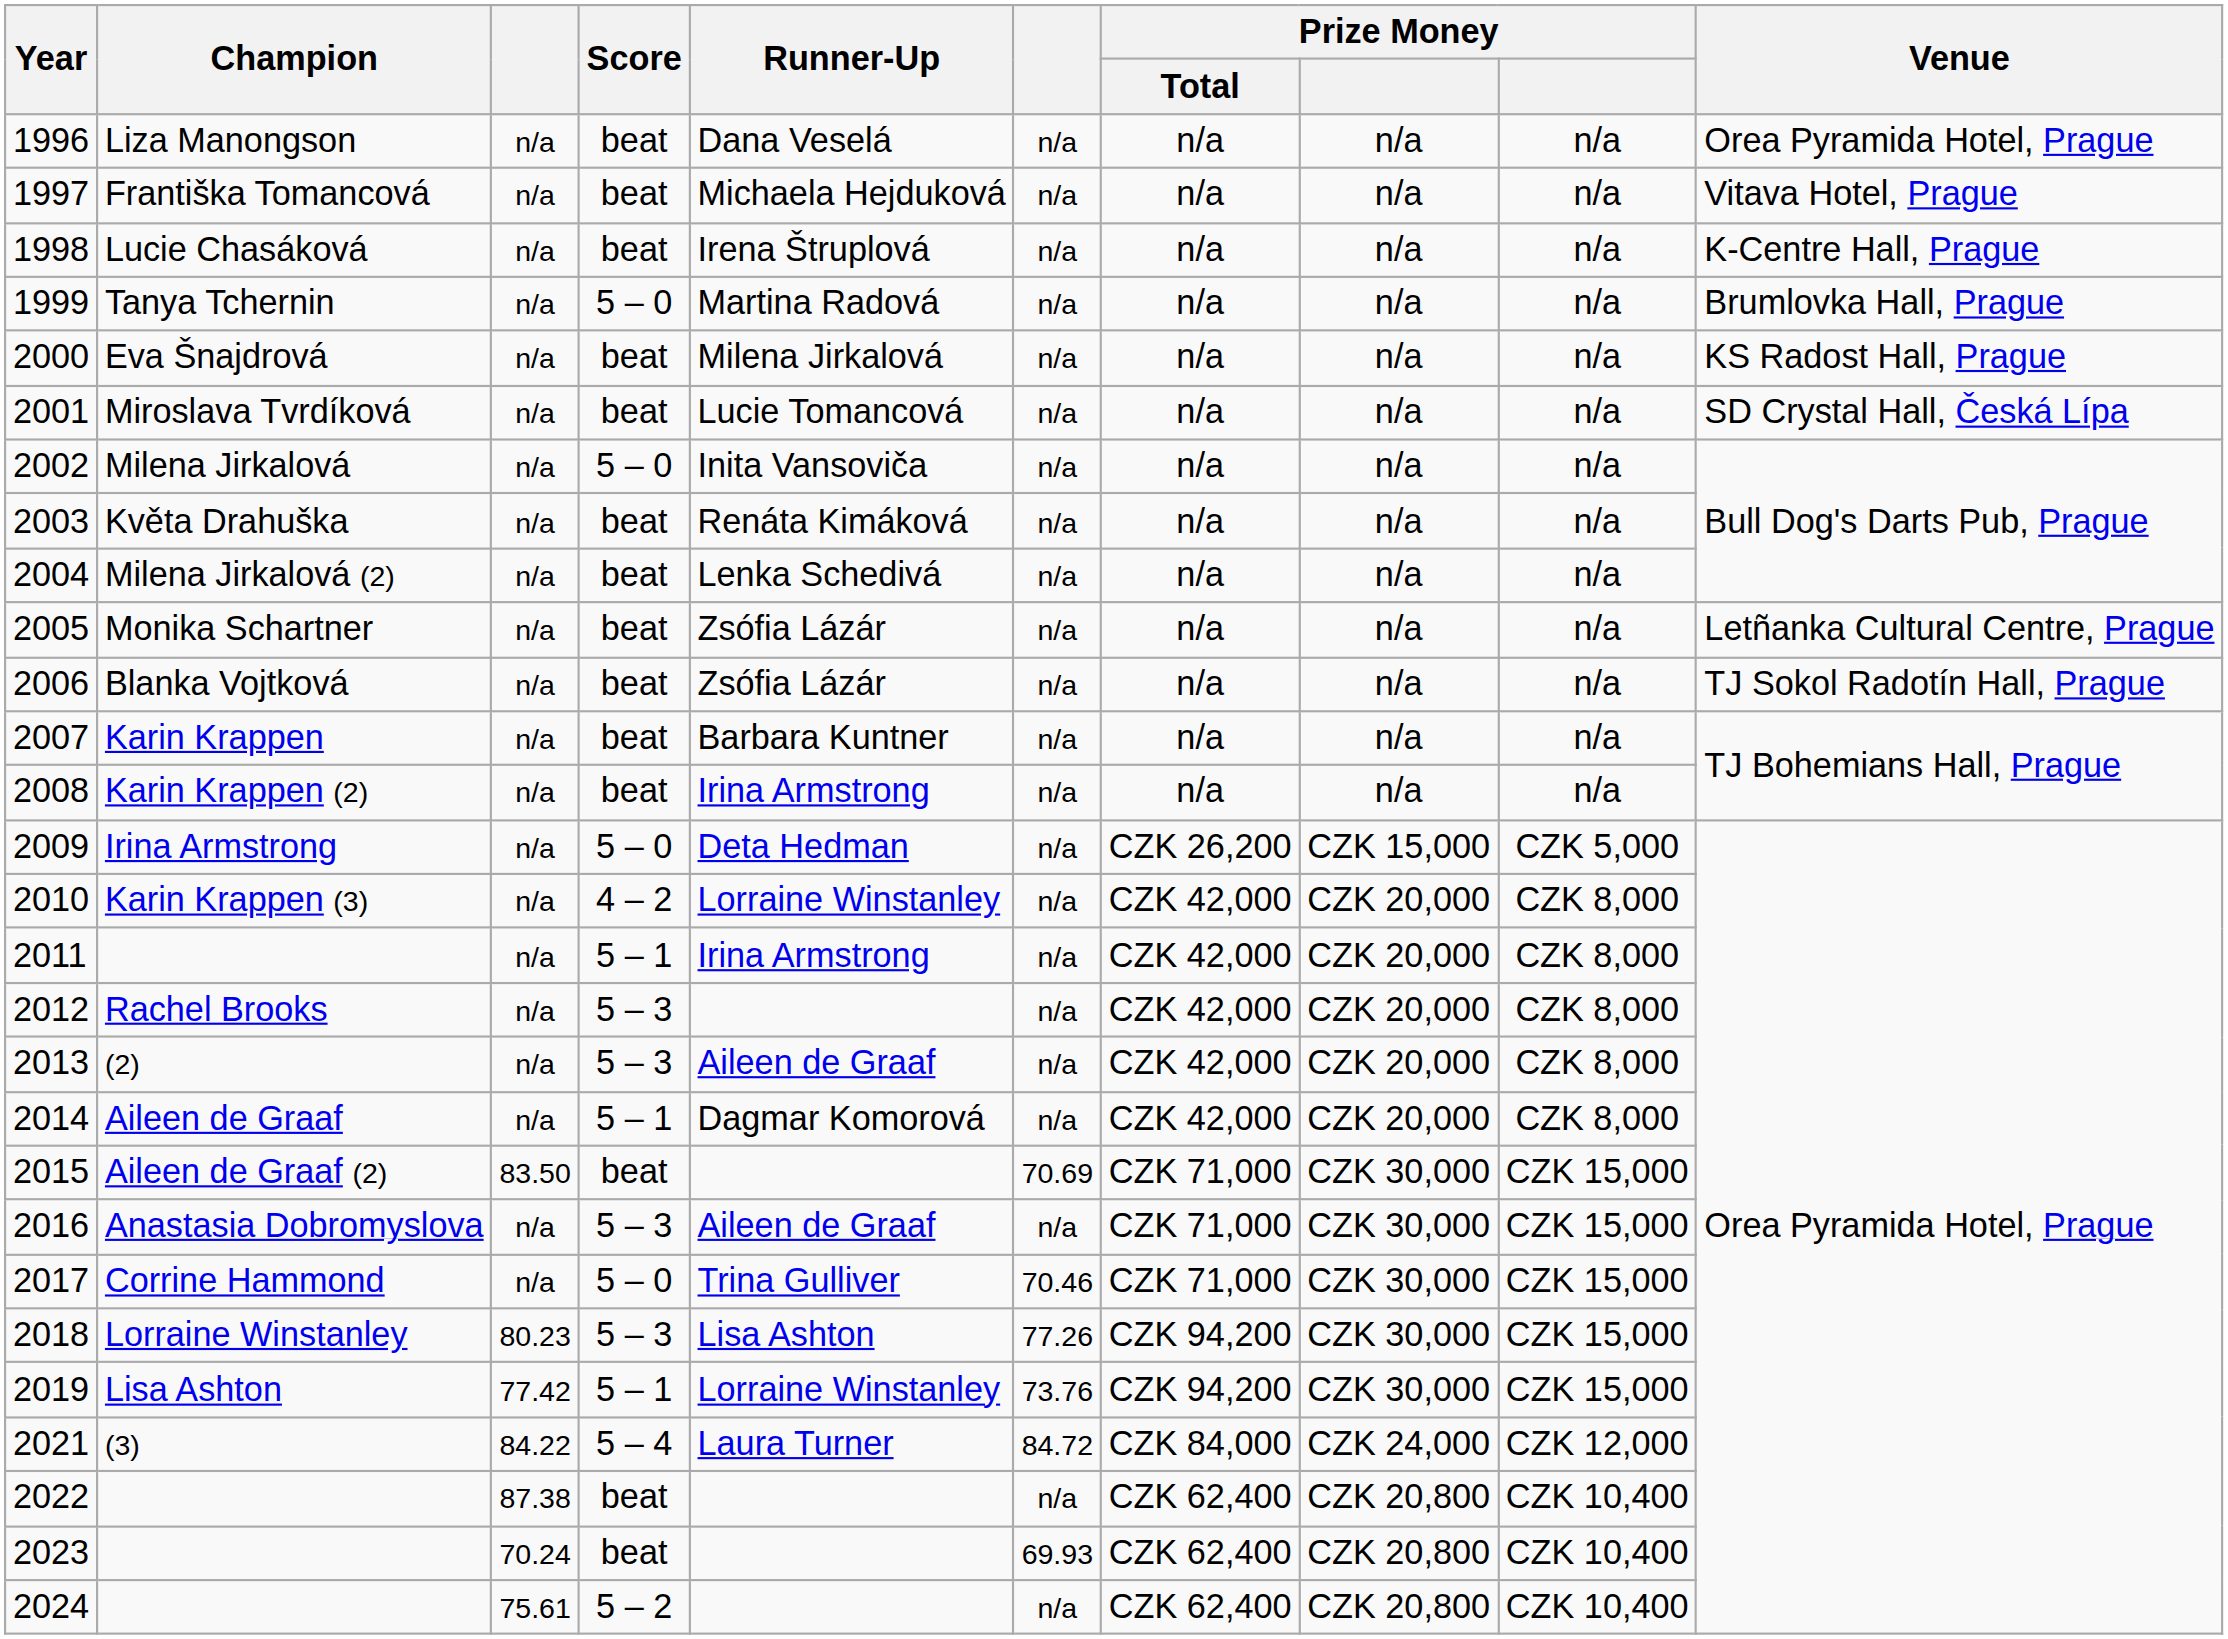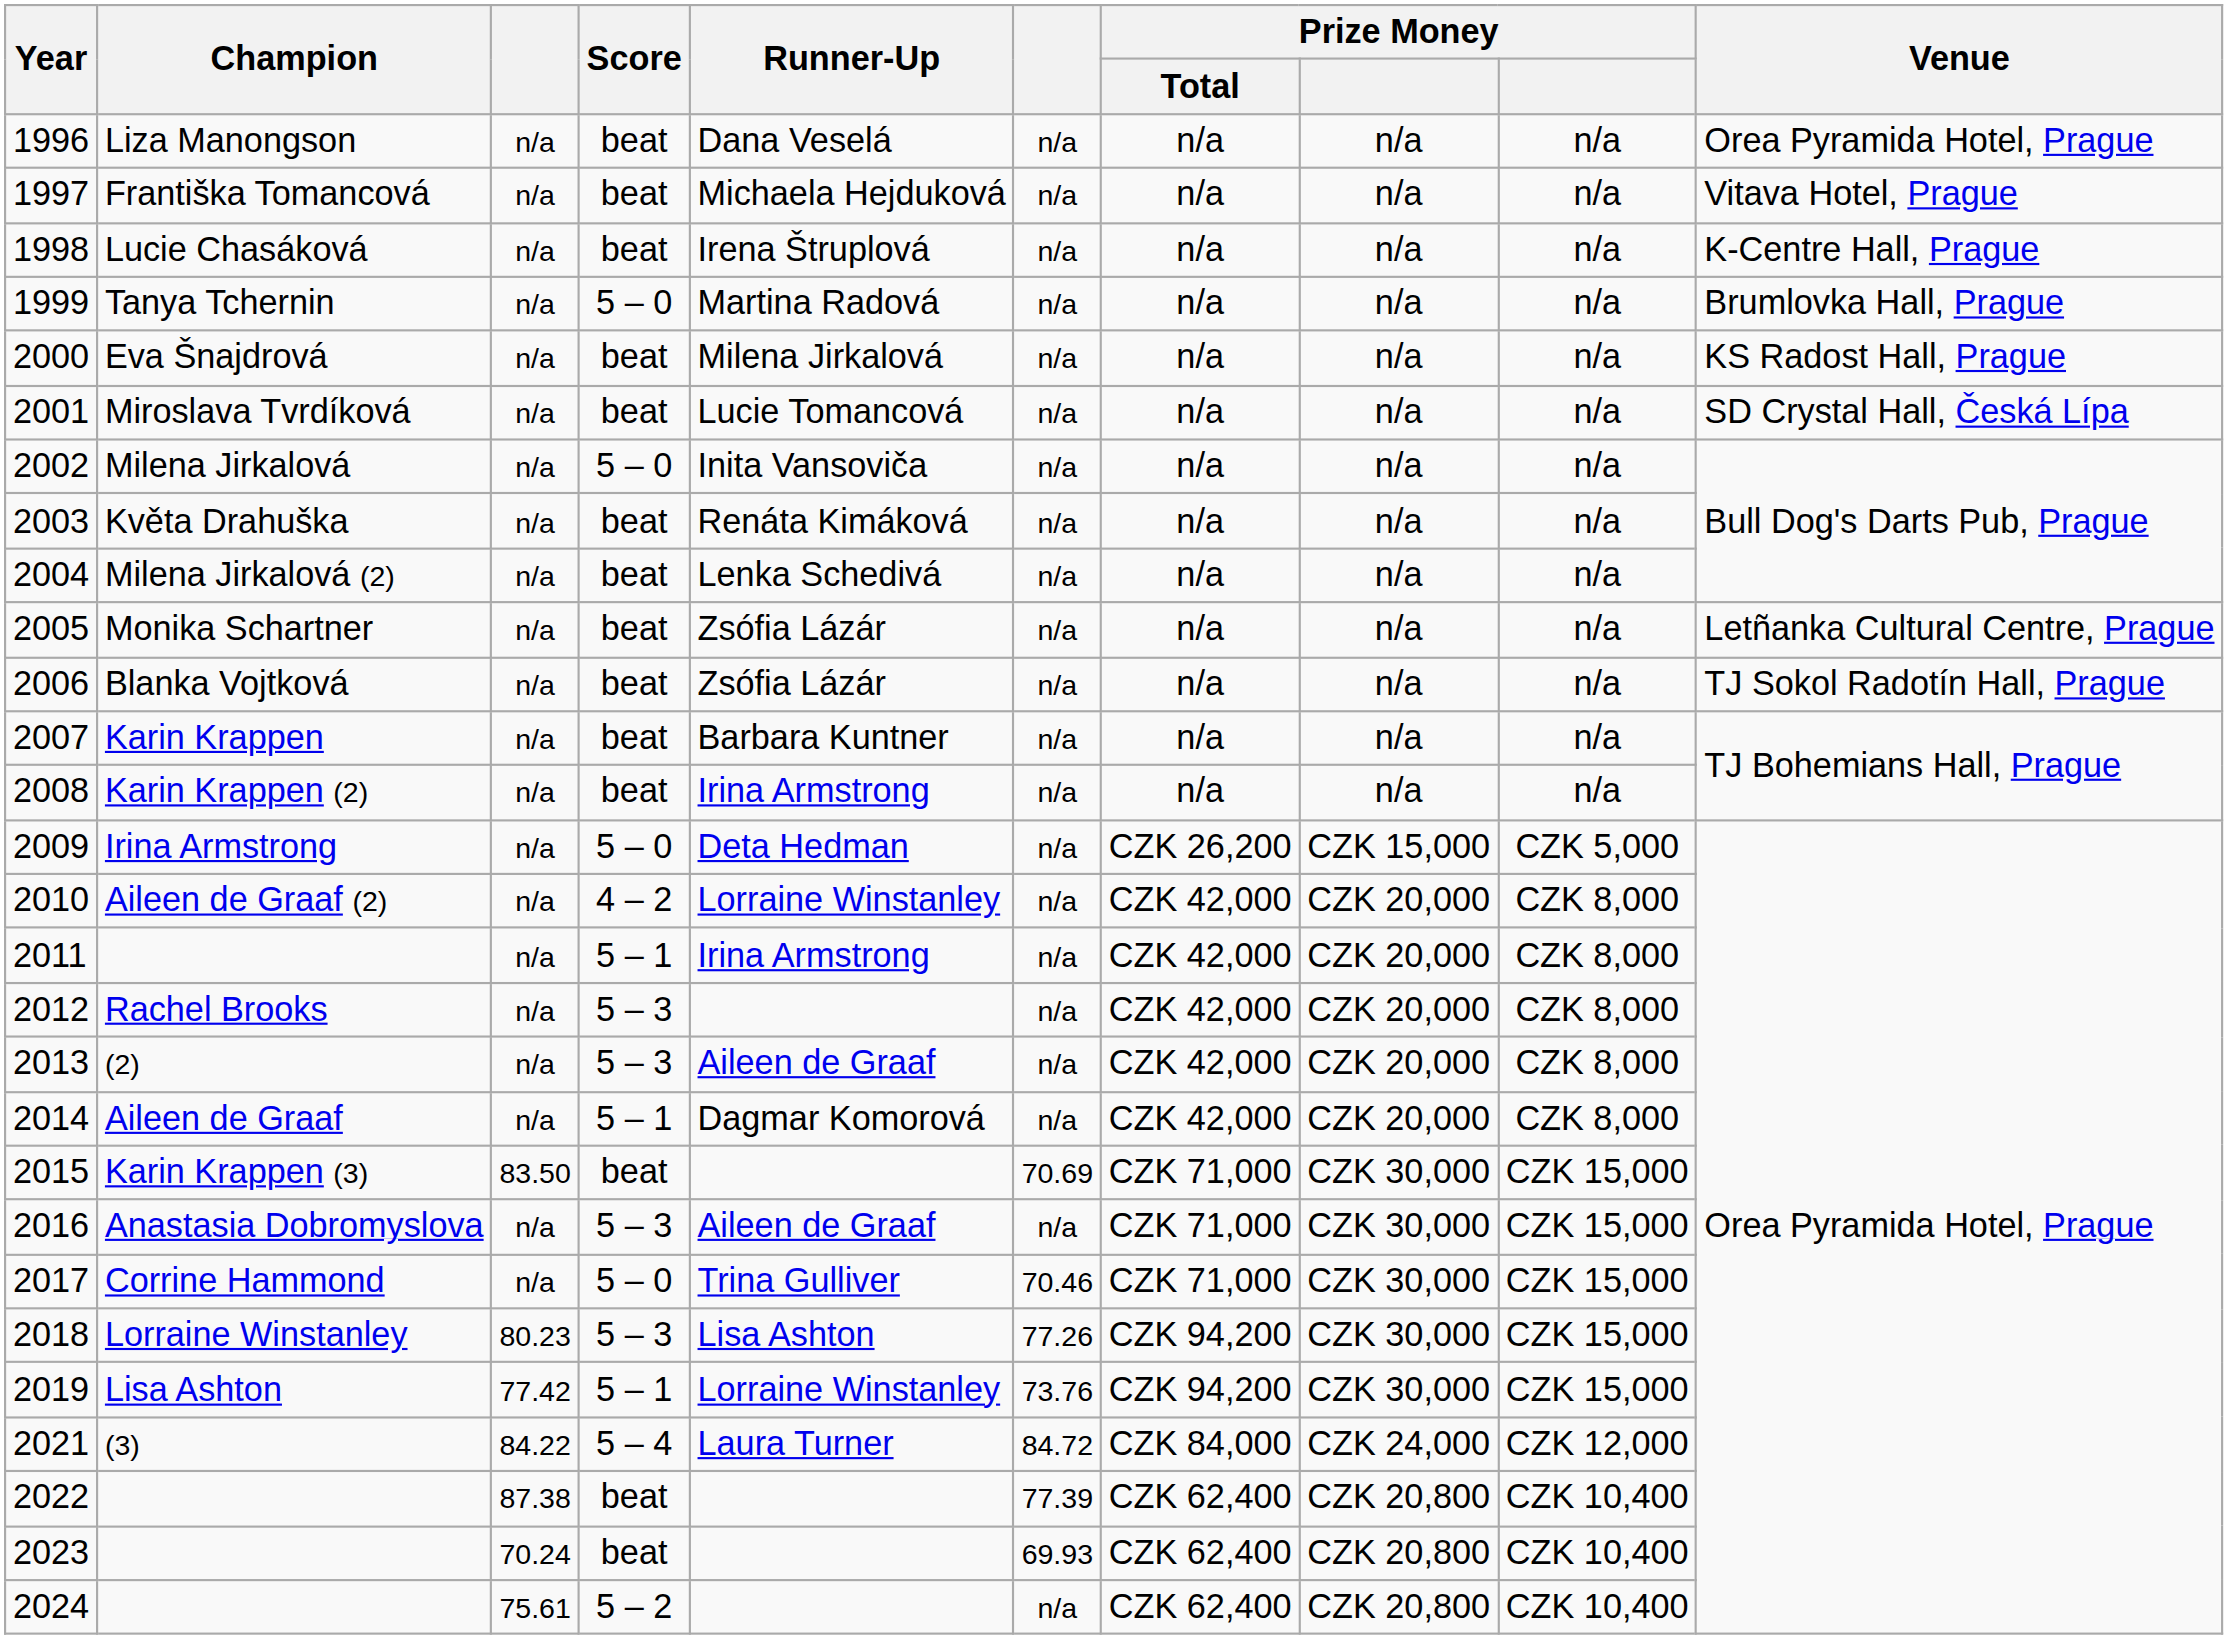(237, 900) Karin Krappen (3) -> (246, 900) Aileen de Graaf (2)
(246, 1172) Aileen de Graaf (2) -> (237, 1172) Karin Krappen (3)
(1057, 1499) n/a -> (1057, 1499) 77.39
